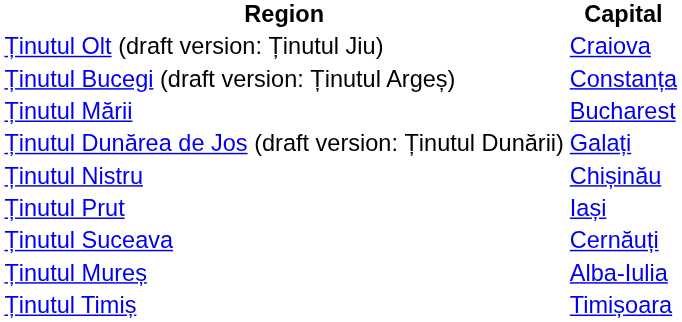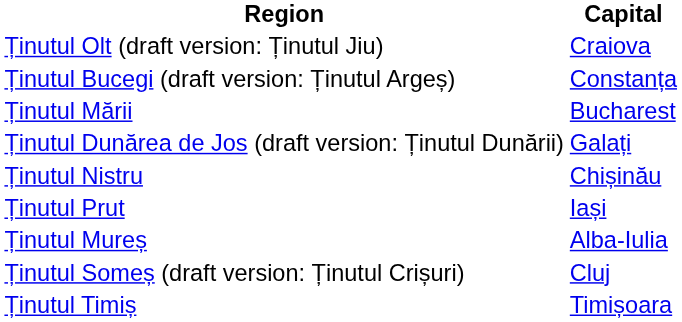- row: (89, 240)
+ row: (234, 273)
